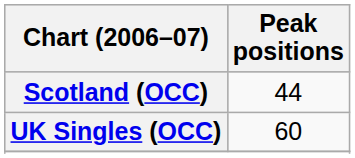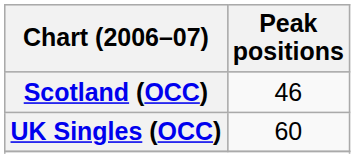(288, 91) 44 -> (288, 91) 46
